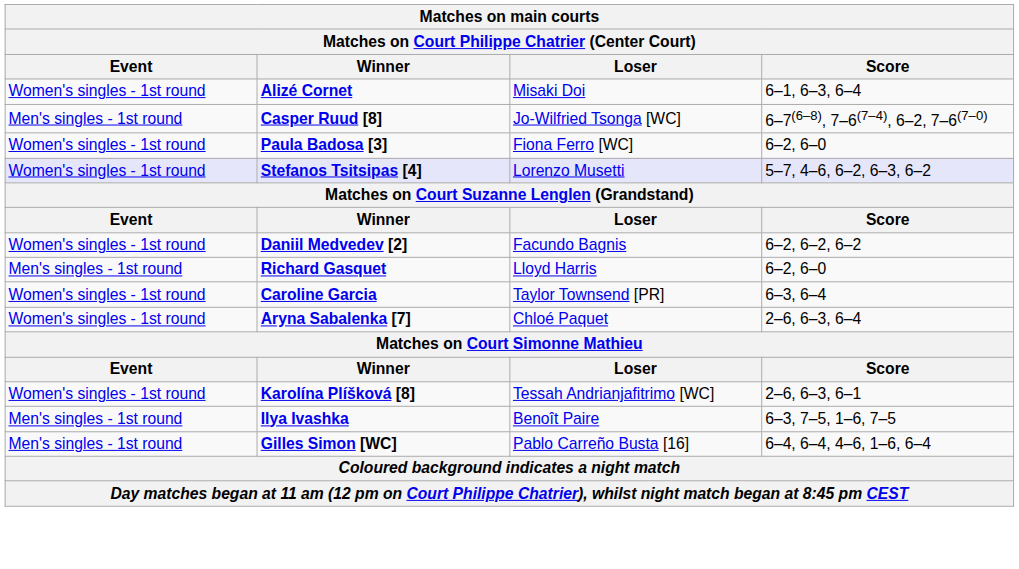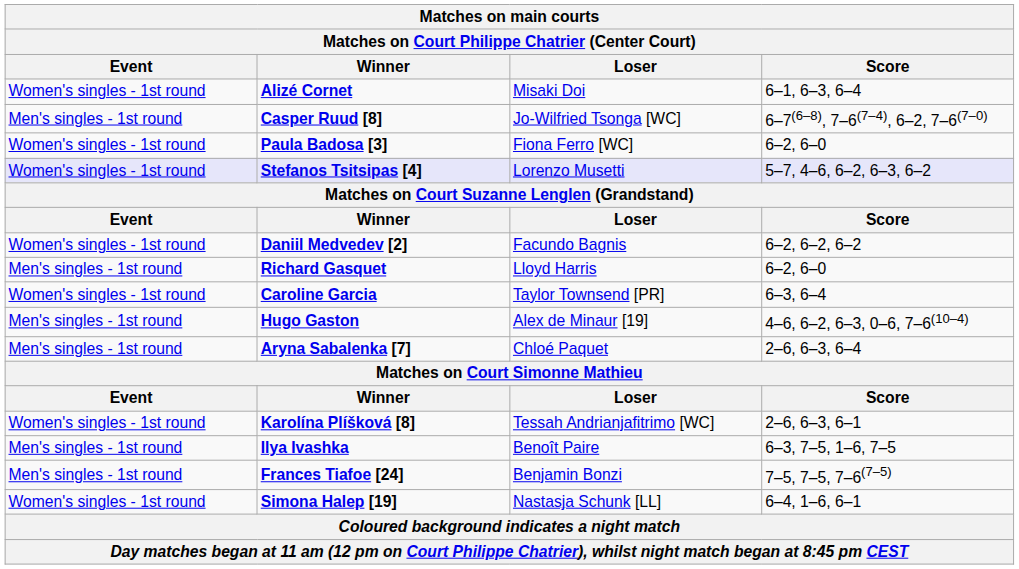+ row: (310, 321)
(107, 319) Women's singles - 1st round -> (95, 348) Men's singles - 1st round
+ row: (332, 475)
+ row: (329, 502)
- row: (329, 443)
